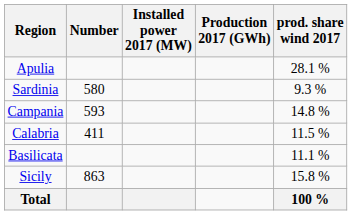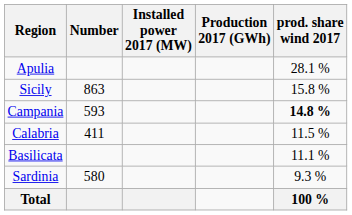rows swapped: (35, 177) <-> (35, 90)
(310, 111) normal -> (310, 111) bold
